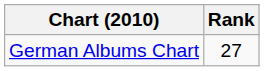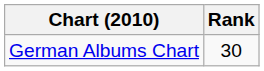(231, 50) 27 -> (231, 50) 30
